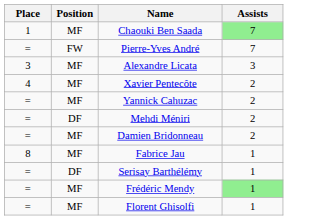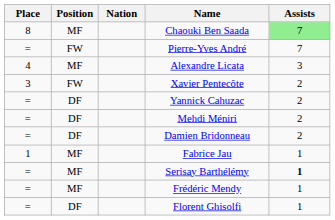+ column: (122, 13)
(28, 31) 1 -> (28, 31) 8
(28, 66) 3 -> (28, 66) 4
(28, 83) 4 -> (28, 83) 3
(75, 83) MF -> (75, 83) FW
(75, 101) MF -> (75, 101) DF
(75, 136) MF -> (75, 136) DF
(28, 153) 8 -> (28, 153) 1
(75, 171) DF -> (75, 171) MF
(253, 171) normal -> (300, 171) bold
(253, 188) lightgreen background -> (300, 188) no background
(75, 206) MF -> (75, 206) DF
